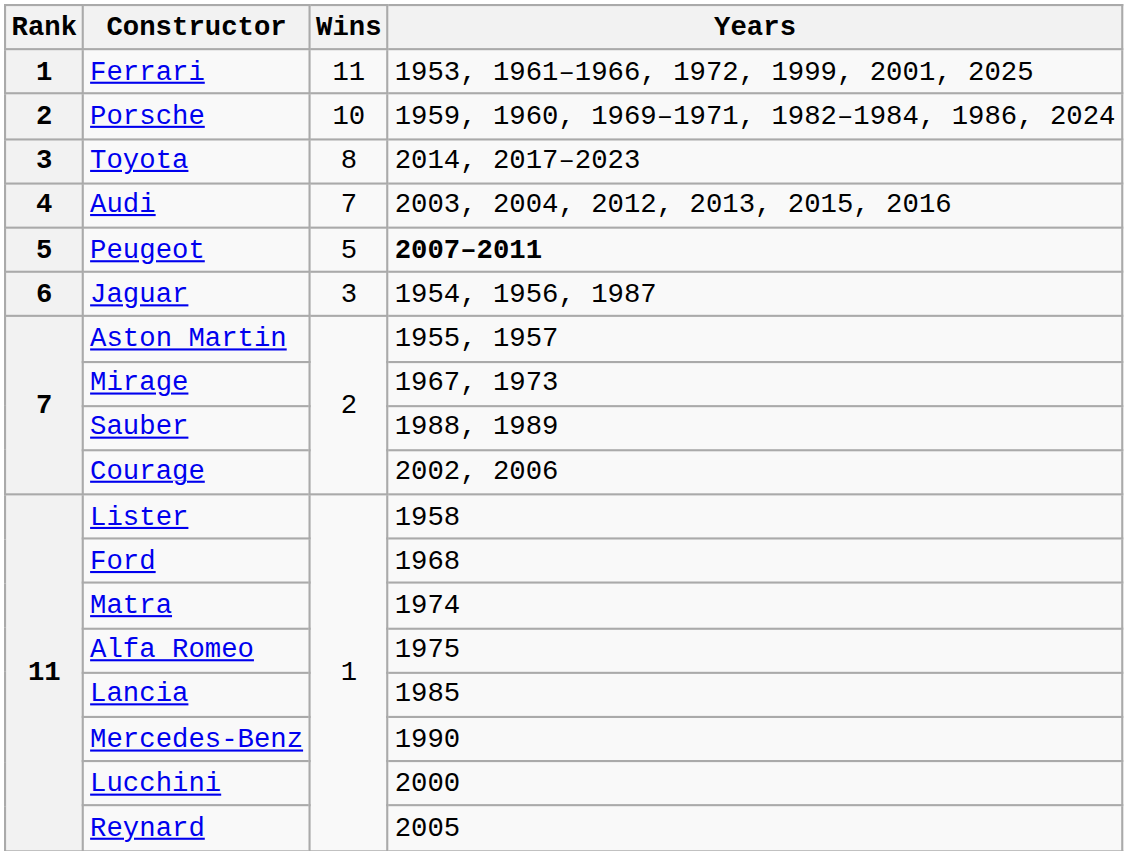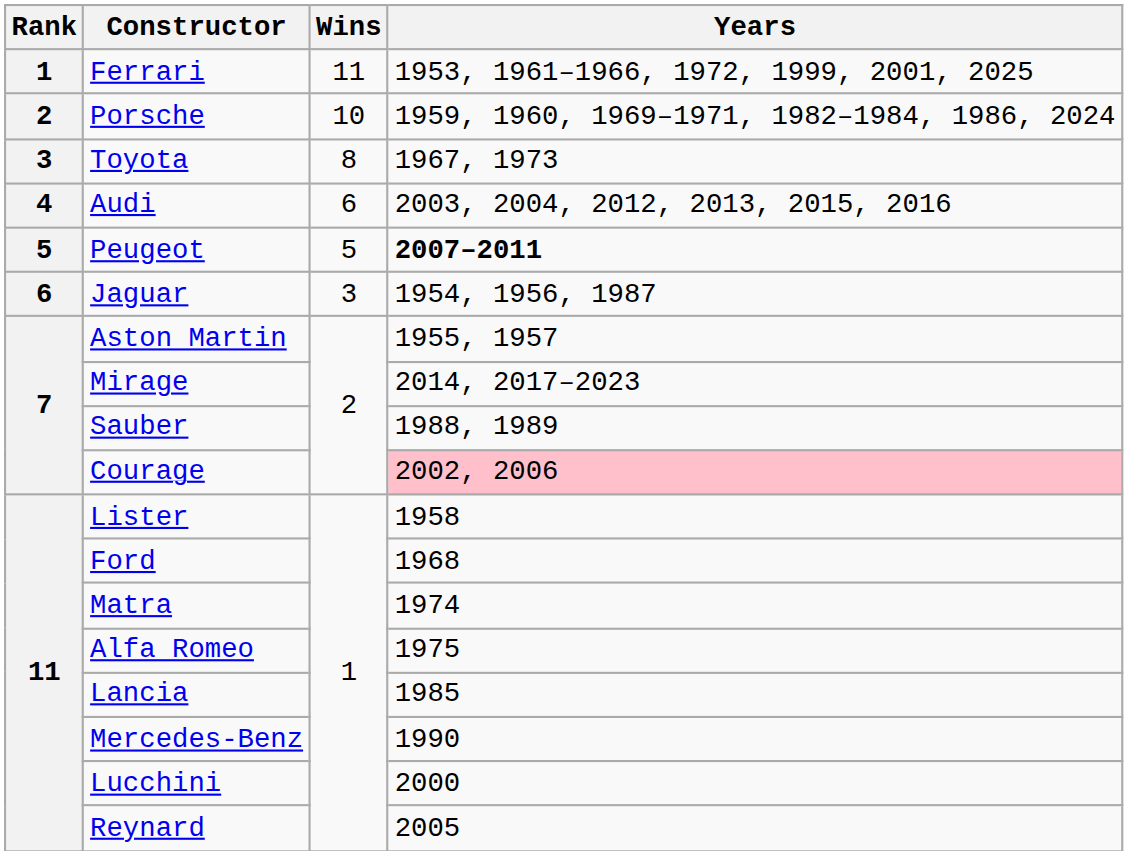(518, 161) 2014, 2017–2023 -> (477, 161) 1967, 1973
(349, 205) 7 -> (349, 205) 6
(477, 383) 1967, 1973 -> (518, 383) 2014, 2017–2023
(477, 472) no background -> (477, 472) pink background
